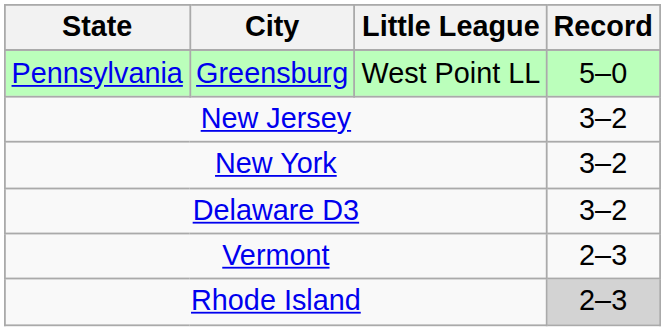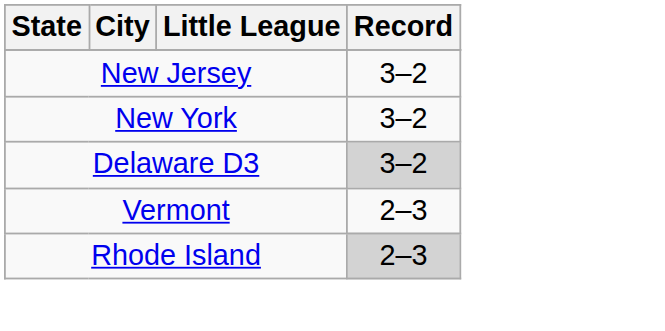- row: (97, 73)
(603, 210) no background -> (403, 164) lightgrey background
